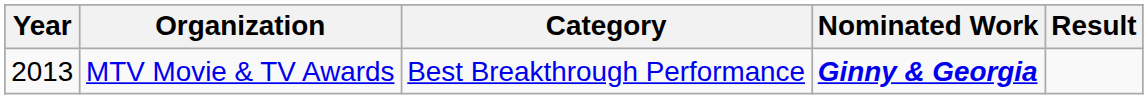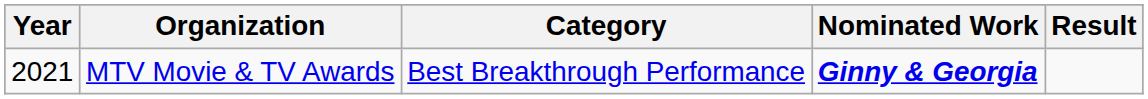(42, 70) 2013 -> (42, 70) 2021
